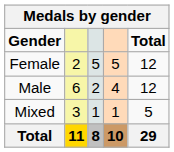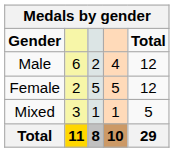rows swapped: (35, 88) <-> (35, 64)
